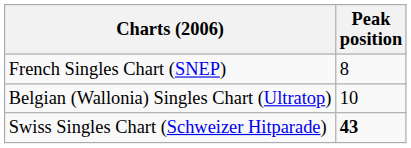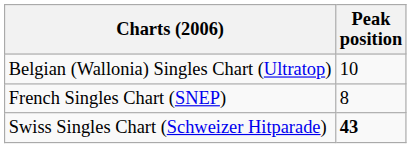rows swapped: (117, 68) <-> (170, 98)
